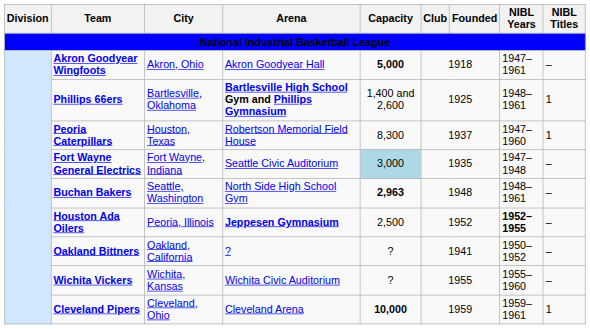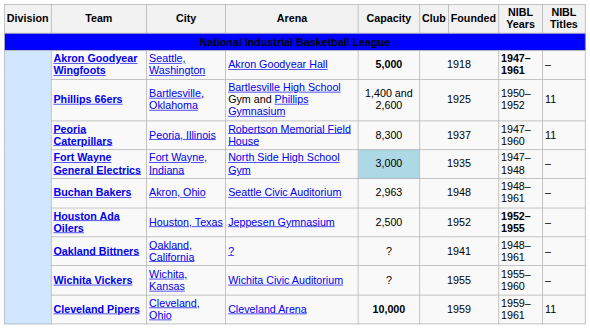(175, 65) Akron, Ohio -> (177, 65) Seattle, Washington
(517, 65) normal -> (516, 65) bold
(286, 100) bold -> (284, 100) normal
(517, 100) 1948–1961 -> (516, 100) 1950–1952
(549, 100) 1 -> (551, 100) 11
(169, 135) Houston, Texas -> (182, 135) Peoria, Illinois
(549, 135) 1 -> (551, 135) 11
(282, 164) Seattle Civic Auditorium -> (284, 164) North Side High School Gym
(175, 193) Seattle, Washington -> (177, 193) Akron, Ohio
(281, 193) North Side High School Gym -> (285, 193) Seattle Civic Auditorium
(391, 193) bold -> (389, 193) normal
(180, 222) Peoria, Illinois -> (186, 222) Houston, Texas
(282, 222) bold -> (281, 222) normal
(517, 251) 1950–1952 -> (516, 251) 1948–1961
(549, 309) 1 -> (551, 309) 11
